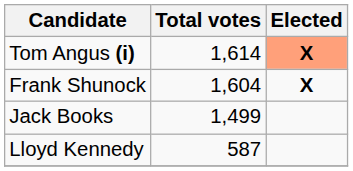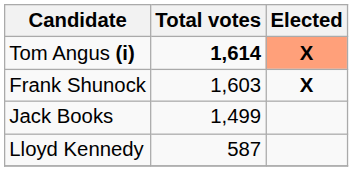(236, 52) normal -> (236, 52) bold
(236, 85) 1,604 -> (236, 85) 1,603
